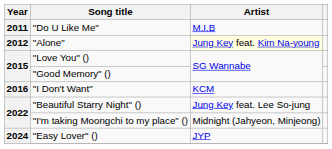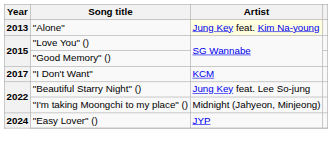- row: (66, 27)
(17, 43) 2012 -> (17, 27) 2013
(17, 89) 2016 -> (17, 74) 2017
